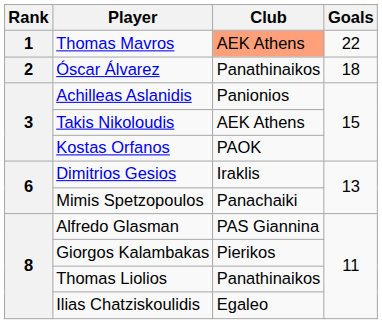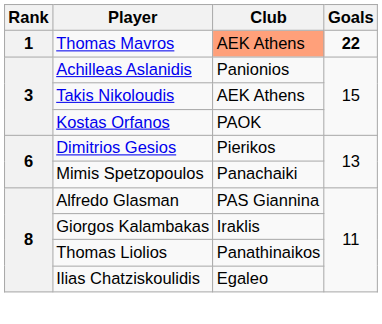(351, 43) normal -> (351, 43) bold
- row: (108, 69)
(238, 174) Iraklis -> (246, 148) Pierikos
(246, 252) Pierikos -> (238, 226) Iraklis
